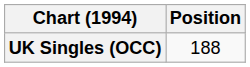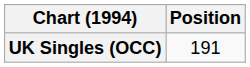(205, 47) 188 -> (205, 47) 191
